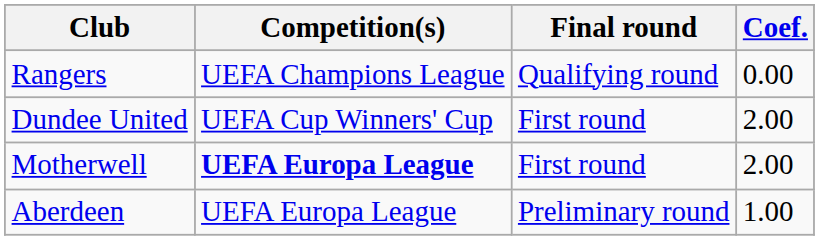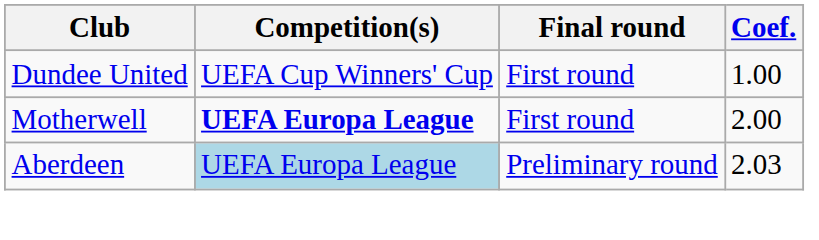- row: (59, 73)
(768, 119) 2.00 -> (756, 73) 1.00
(329, 211) no background -> (329, 165) lightblue background
(768, 211) 1.00 -> (756, 165) 2.03
